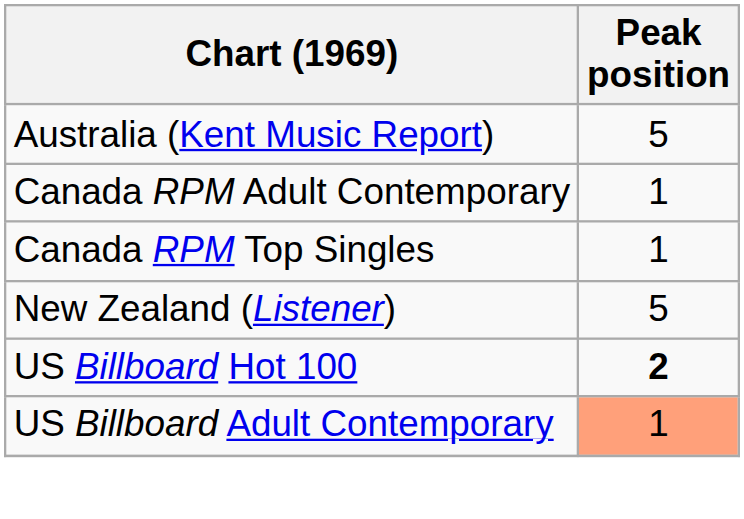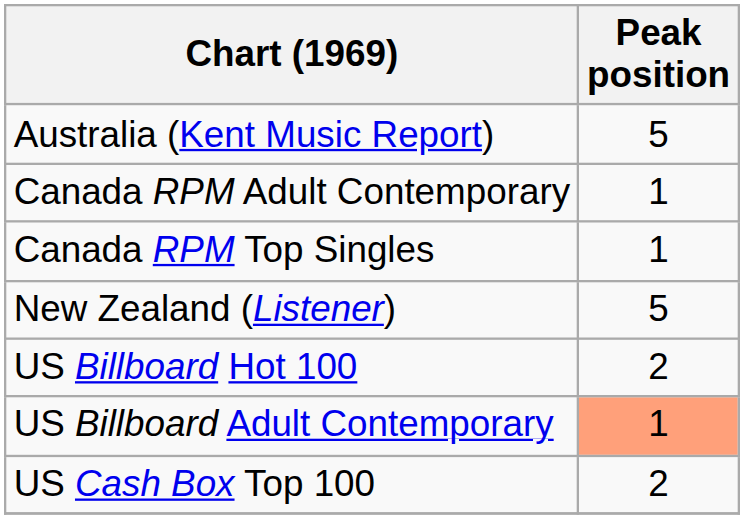(659, 366) bold -> (659, 366) normal
+ row: (194, 483)
